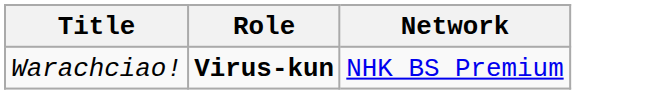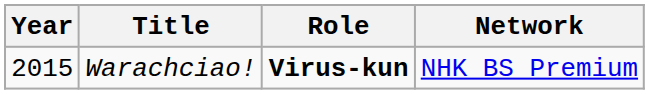+ column: (42, 26)
